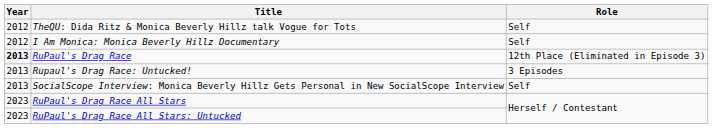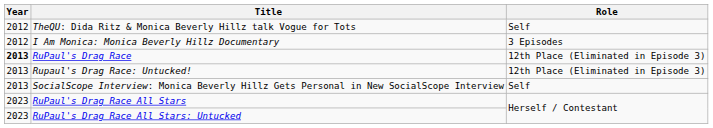(519, 41) Self -> (536, 41) 3 Episodes
(536, 71) 3 Episodes -> (607, 71) 12th Place (Eliminated in Episode 3)
